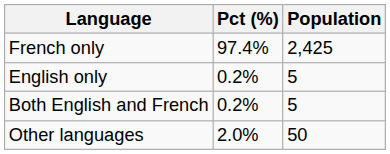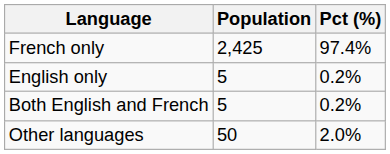columns swapped: (334, 18) <-> (248, 18)
